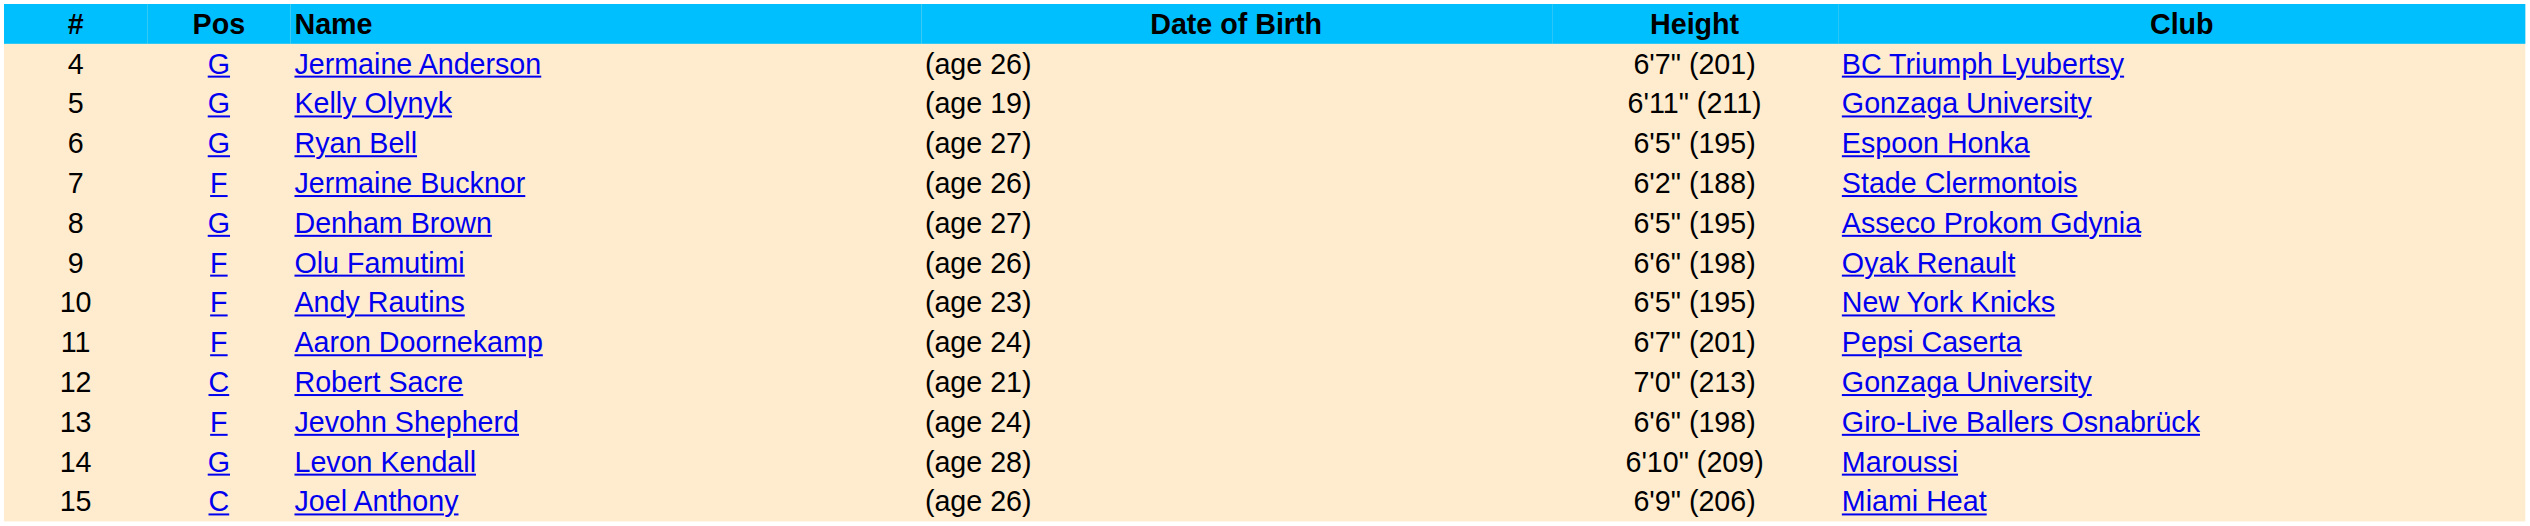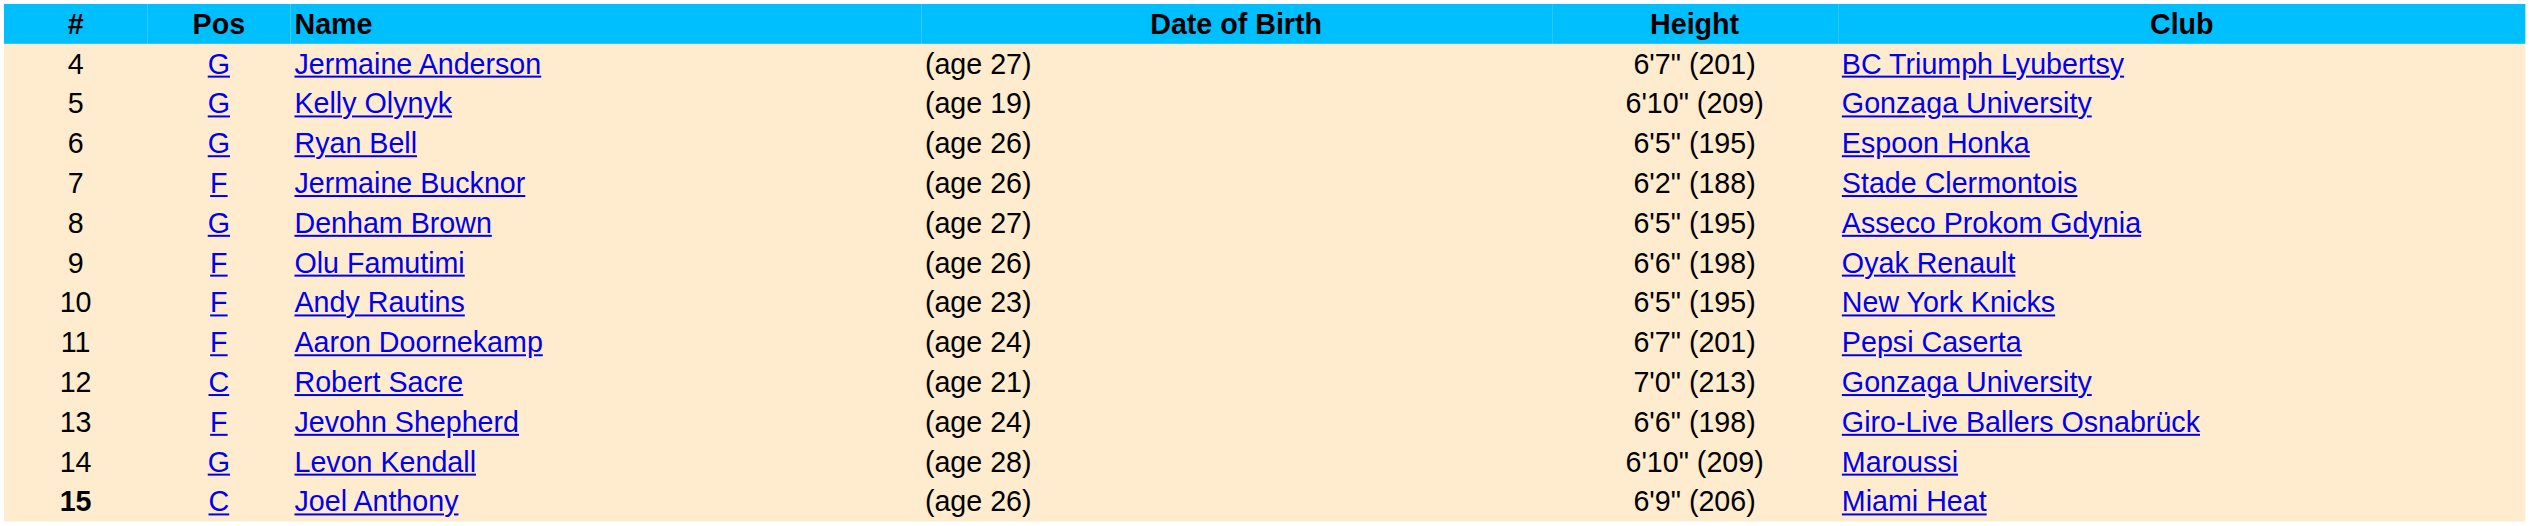(978, 64) (age 26) -> (978, 64) (age 27)
(1695, 104) 6'11" (211) -> (1695, 104) 6'10" (209)
(978, 143) (age 27) -> (978, 143) (age 26)
(76, 502) normal -> (76, 502) bold
